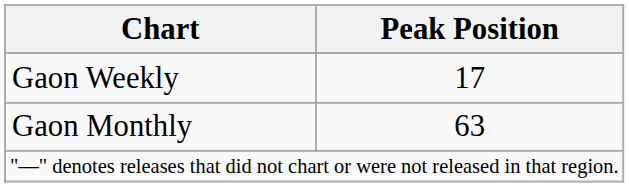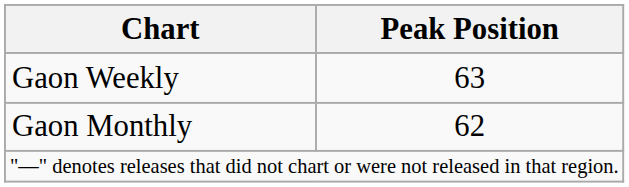(470, 77) 17 -> (470, 77) 63
(470, 126) 63 -> (470, 126) 62
